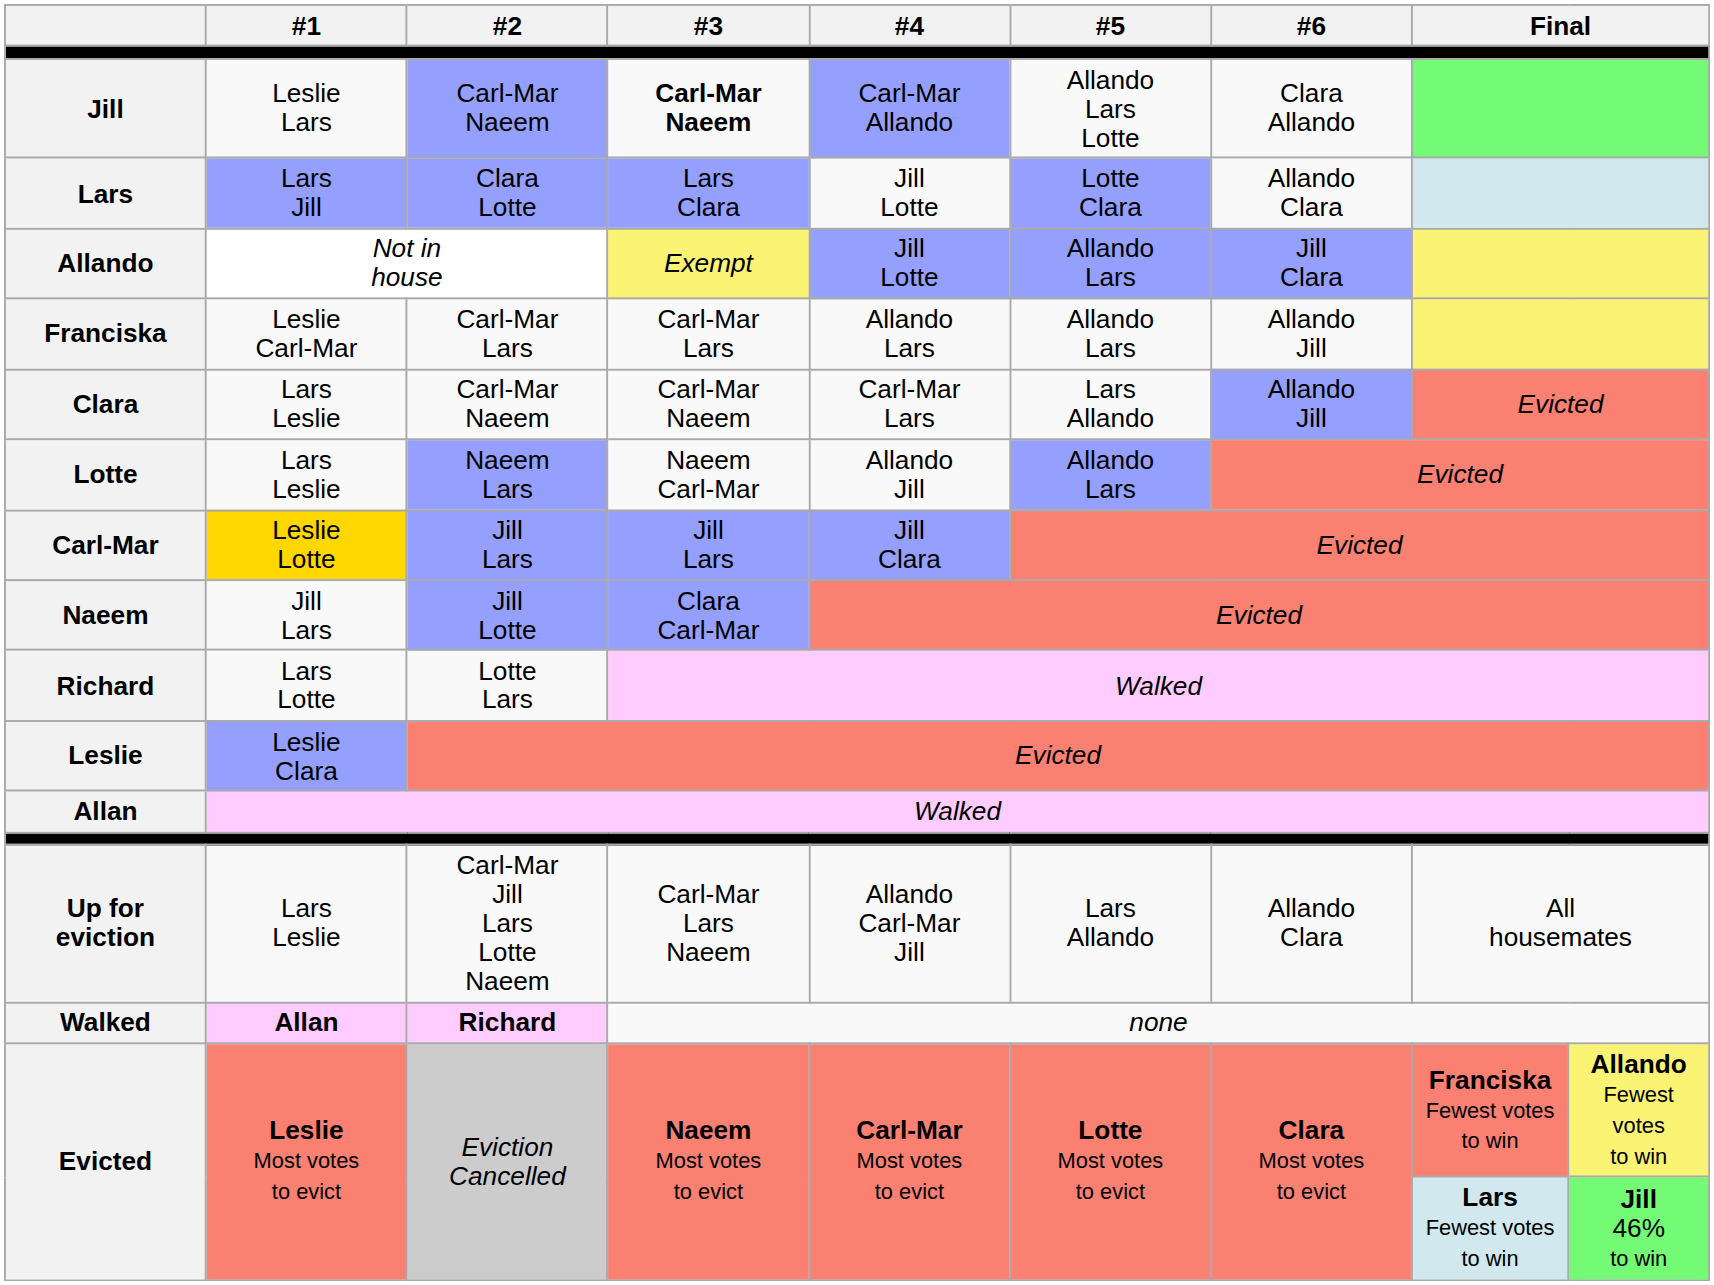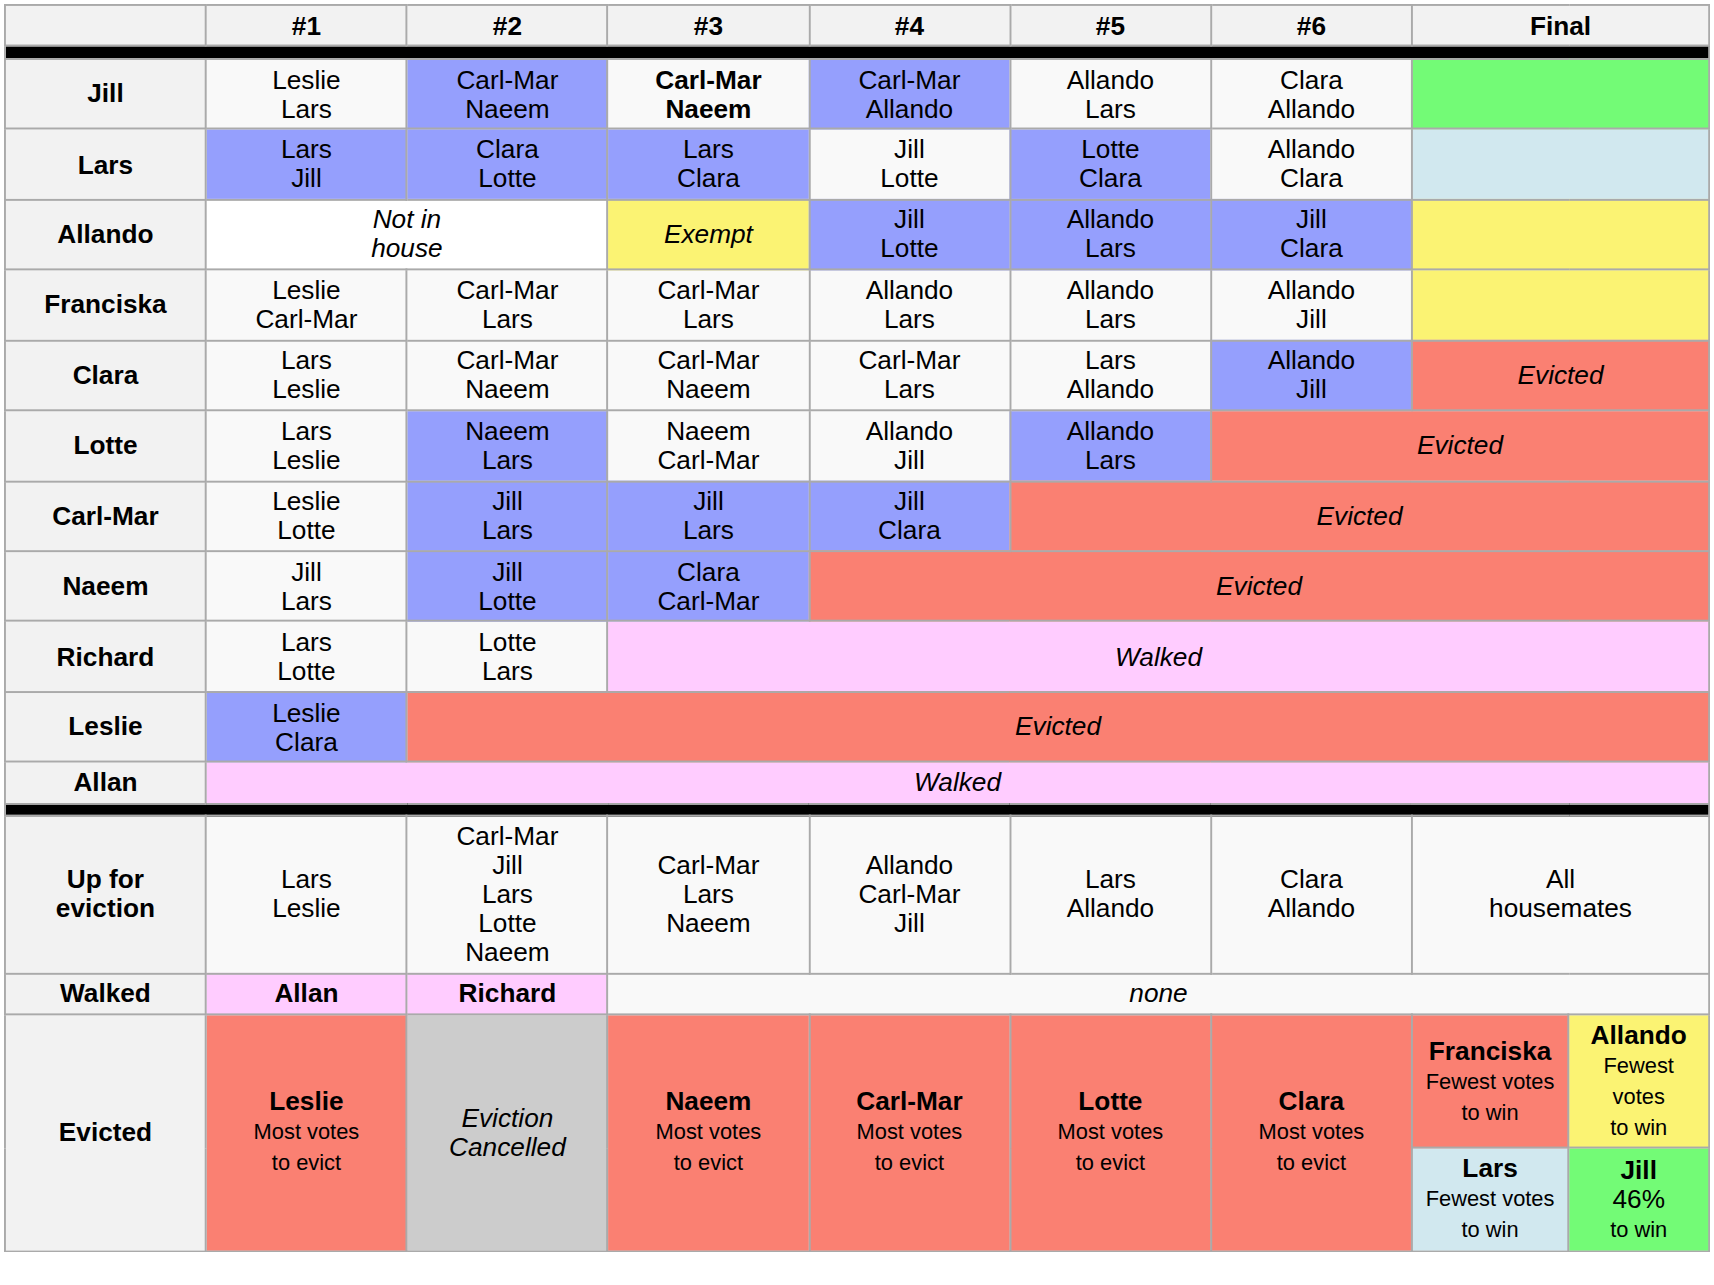(1110, 108) Allando Lars Lotte -> (1110, 94) Allando Lars
(306, 544) gold background -> (306, 515) no background
(1311, 923) Allando Clara -> (1311, 894) Clara Allando
